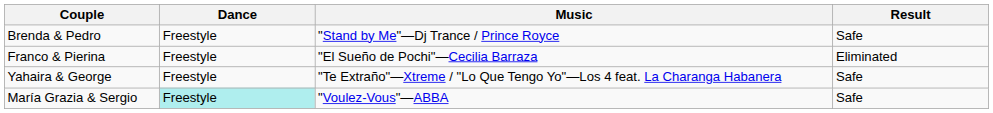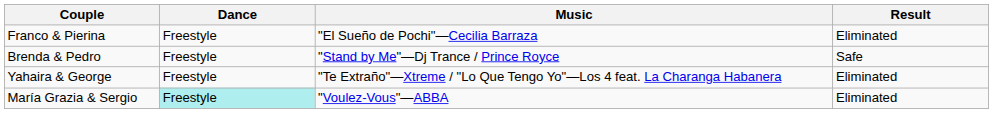rows swapped: (54, 35) <-> (56, 56)
(849, 77) Safe -> (867, 77) Eliminated
(849, 98) Safe -> (867, 98) Eliminated
